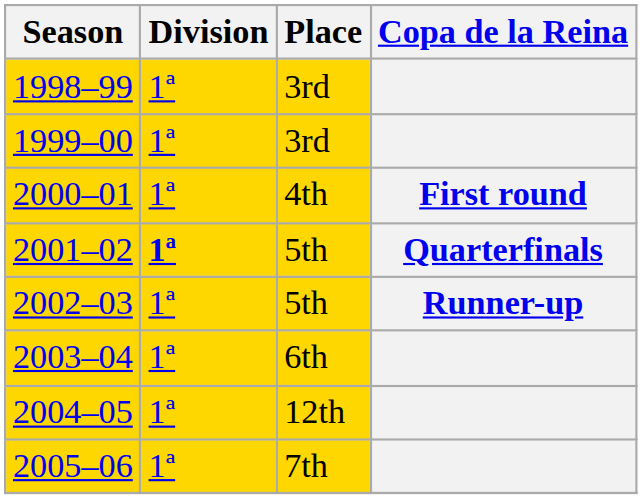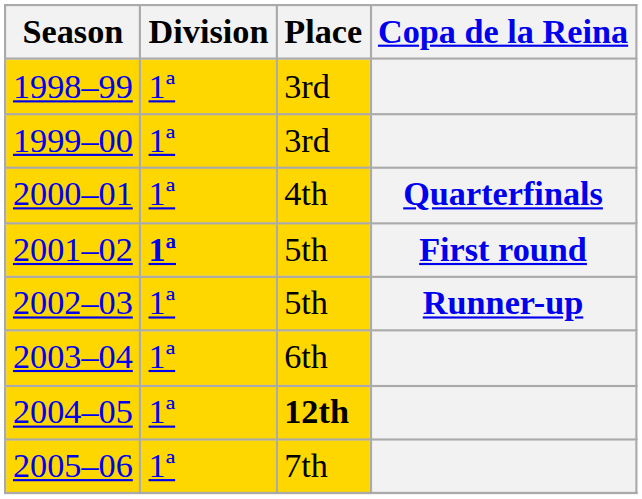(503, 194) First round -> (503, 194) Quarterfinals
(503, 248) Quarterfinals -> (503, 248) First round
(315, 411) normal -> (317, 411) bold
